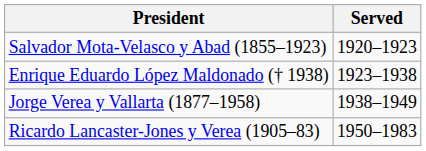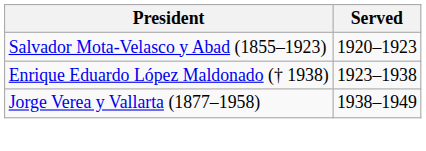- row: (164, 131)
